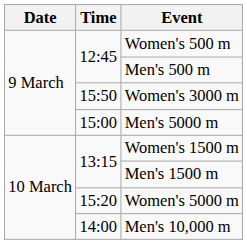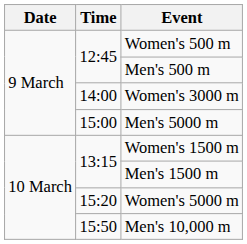(98, 95) 15:50 -> (98, 95) 14:00
(98, 226) 14:00 -> (98, 226) 15:50
